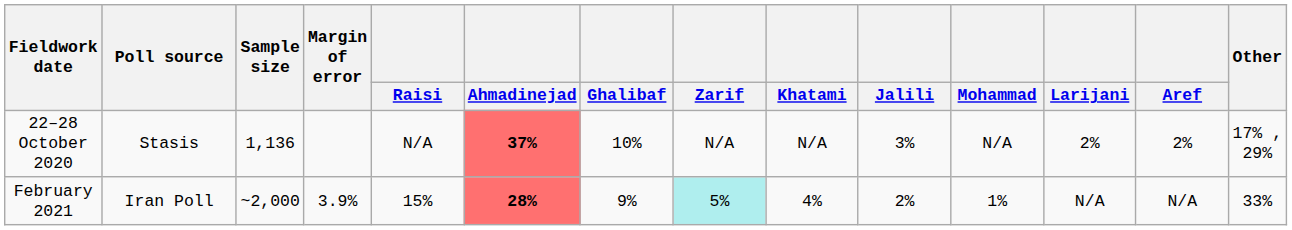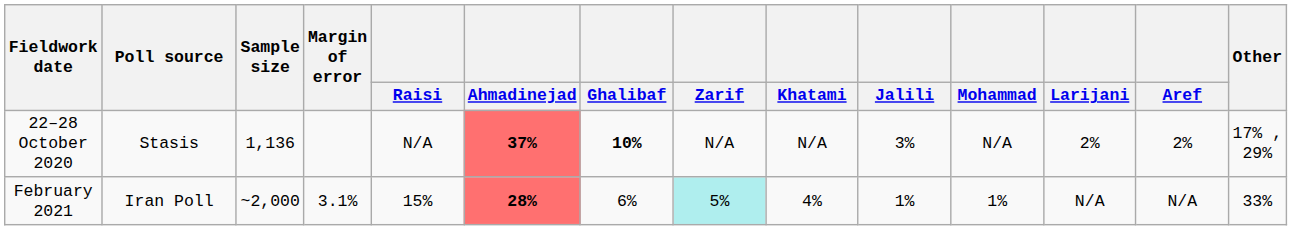(627, 143) normal -> (627, 143) bold
(338, 201) 3.9% -> (338, 201) 3.1%
(627, 201) 9% -> (627, 201) 6%
(905, 201) 2% -> (905, 201) 1%
